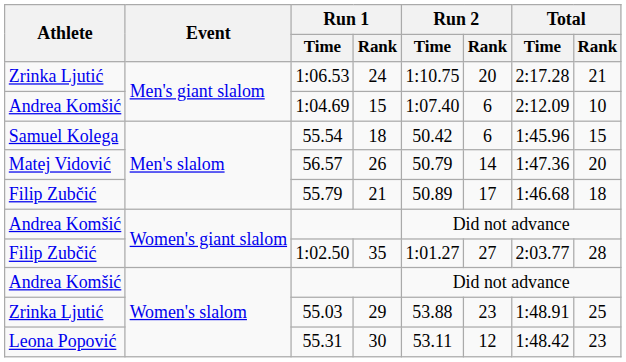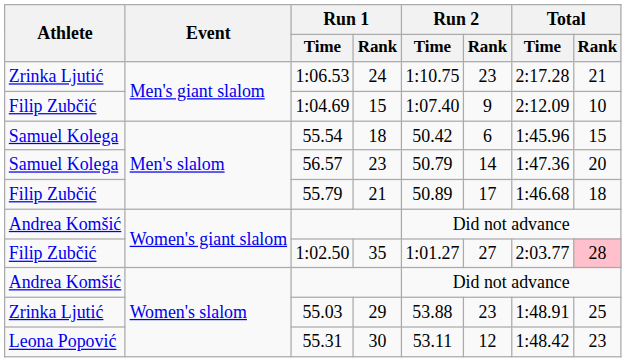(487, 76) 20 -> (487, 76) 23
(65, 106) Andrea Komšić -> (53, 106) Filip Zubčić
(487, 106) 6 -> (487, 106) 9
(60, 165) Matej Vidović -> (64, 165) Samuel Kolega
(377, 165) 26 -> (377, 165) 23
(597, 253) no background -> (597, 253) pink background
